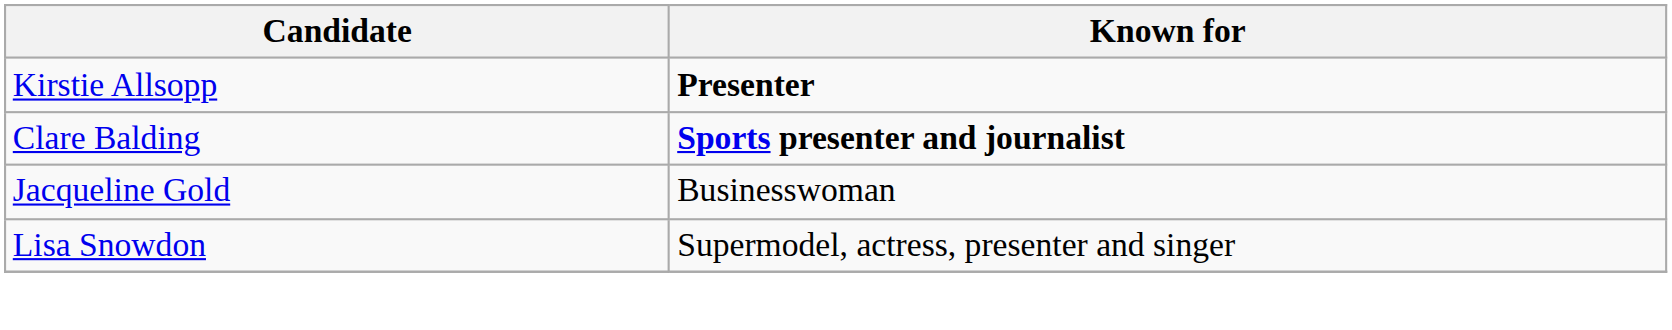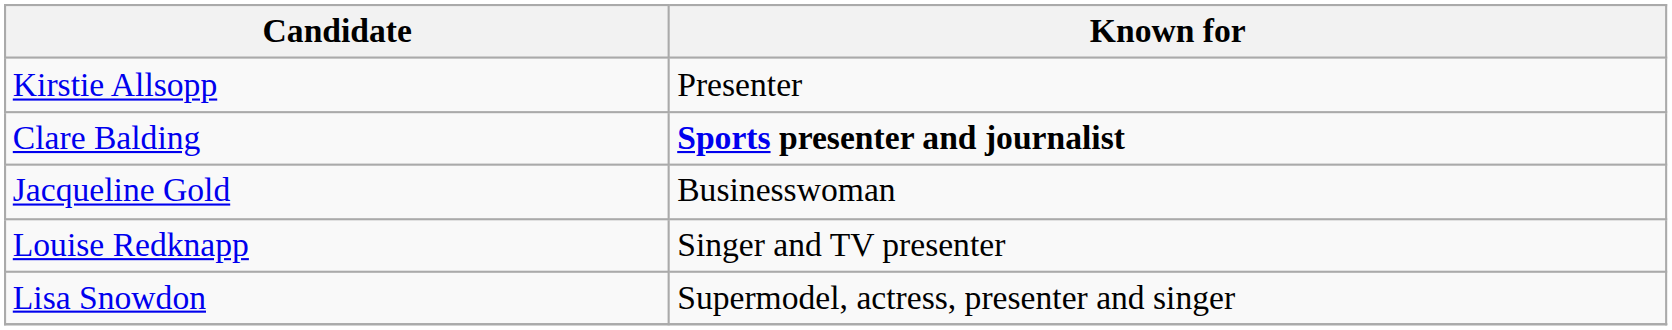(746, 84) bold -> (740, 84) normal
+ row: (131, 244)
